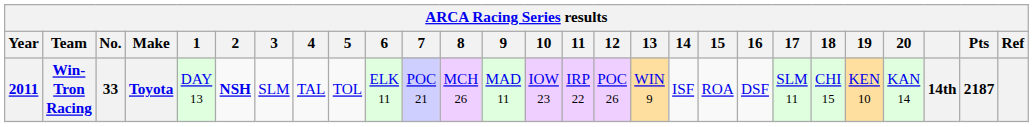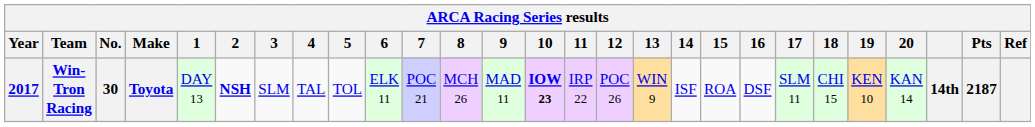(24, 89) 2011 -> (24, 89) 2017
(110, 89) 33 -> (110, 89) 30
(544, 88) normal -> (545, 89) bold
